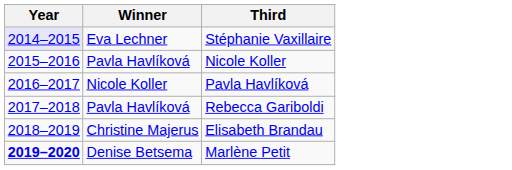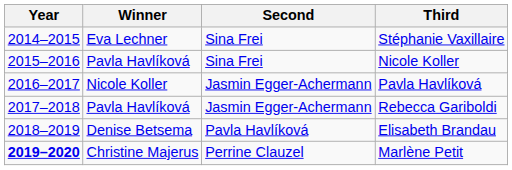+ column: (288, 15)
(44, 38) lavender background -> (44, 38) no background
(143, 130) Christine Majerus -> (139, 130) Denise Betsema
(139, 152) Denise Betsema -> (143, 152) Christine Majerus
